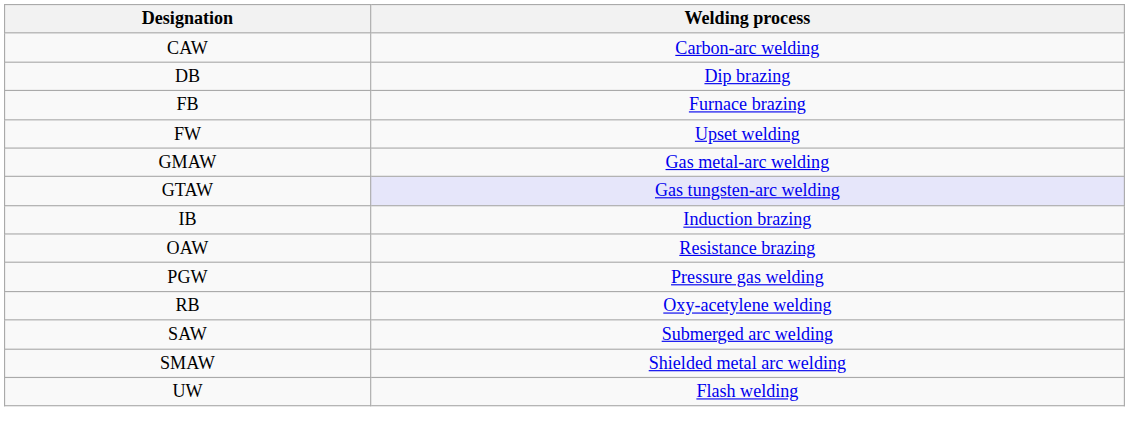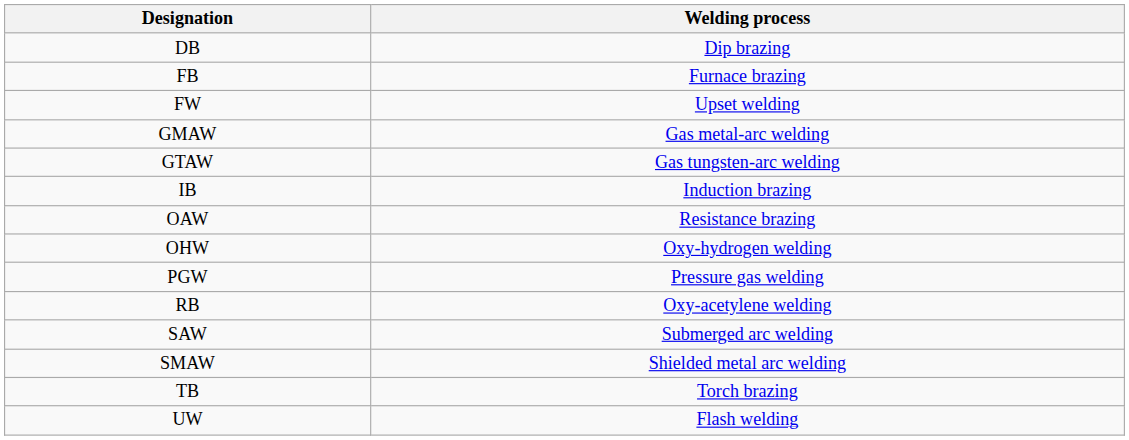- row: (187, 47)
(747, 190) lavender background -> (747, 162) no background
+ row: (187, 248)
+ row: (187, 391)
